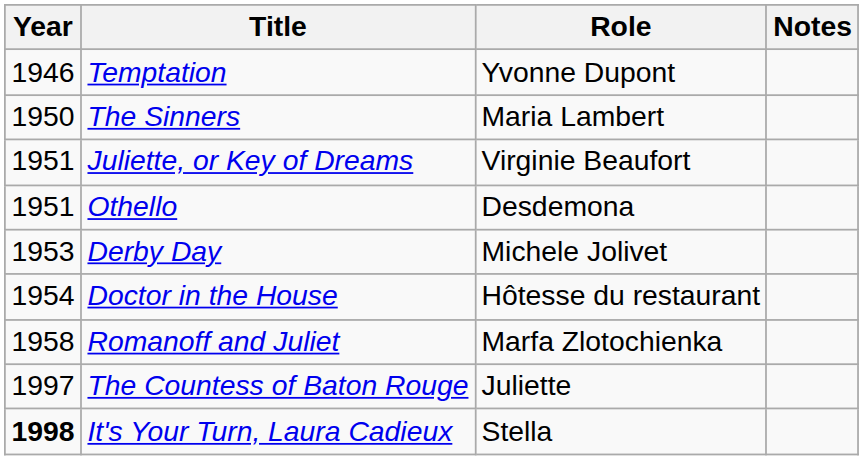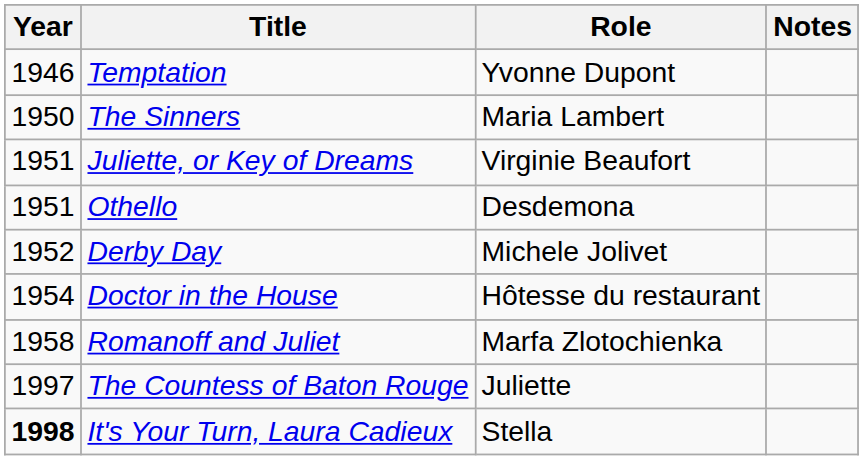(43, 251) 1953 -> (43, 251) 1952
